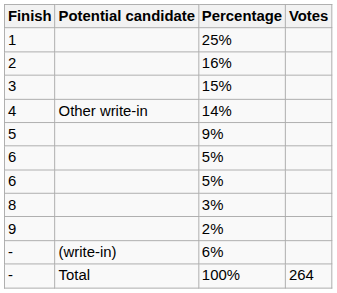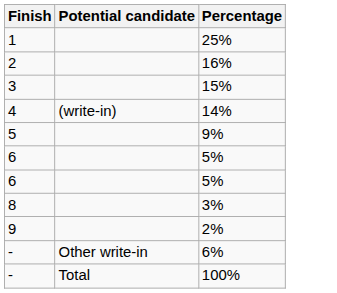- column: (309, 16)
(103, 110) Other write-in -> (87, 110) (write-in)
(87, 252) (write-in) -> (103, 252) Other write-in
